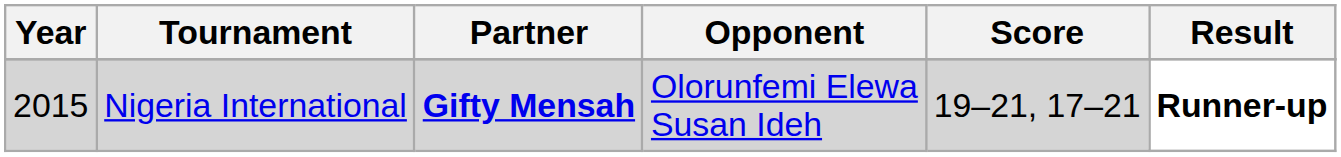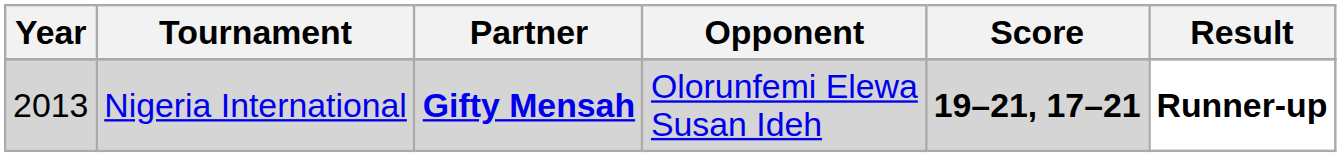(51, 105) 2015 -> (51, 105) 2013
(1037, 105) normal -> (1037, 105) bold
